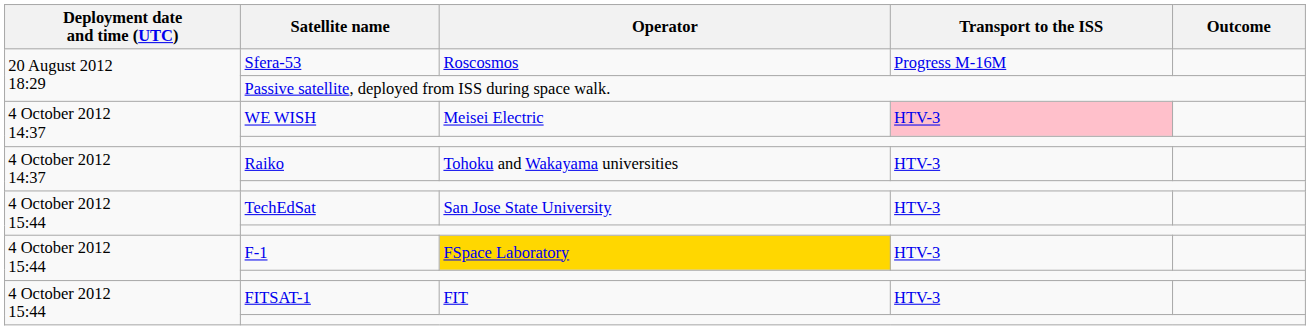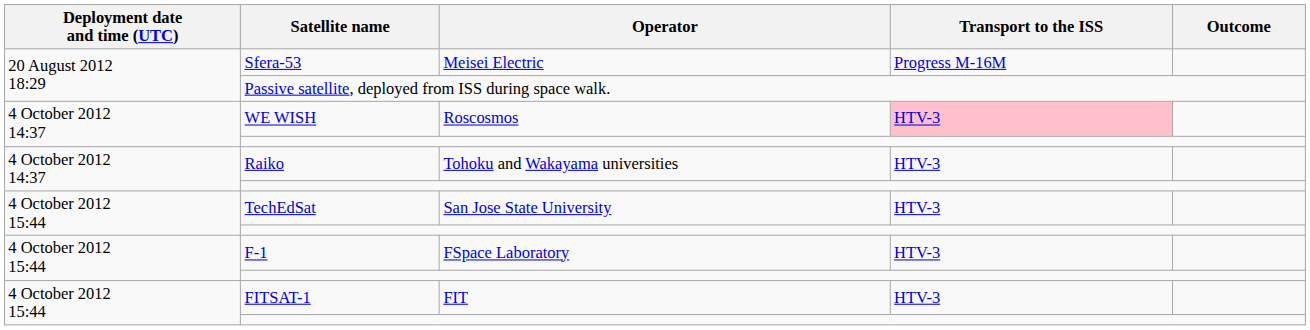(481, 62) Roscosmos -> (494, 62) Meisei Electric
(494, 118) Meisei Electric -> (481, 118) Roscosmos
(506, 252) gold background -> (506, 252) no background
